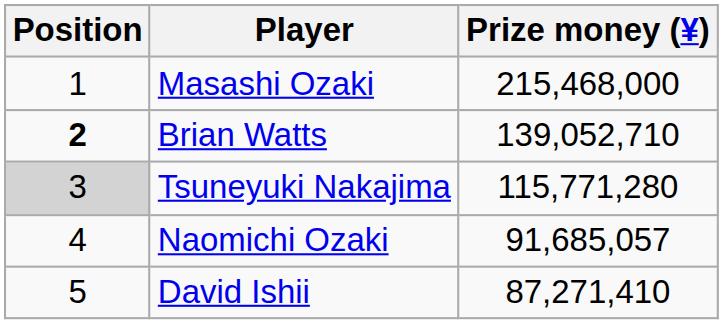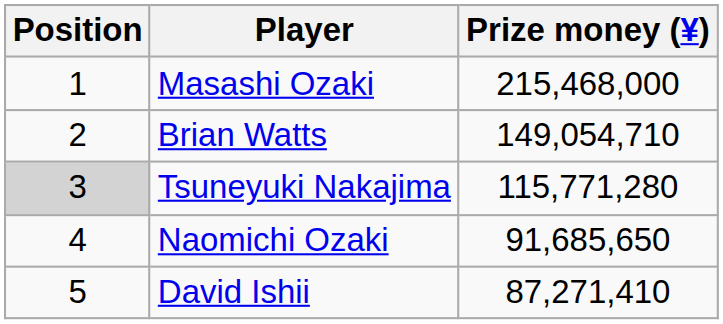(78, 135) bold -> (78, 135) normal
(588, 135) 139,052,710 -> (588, 135) 149,054,710
(588, 239) 91,685,057 -> (588, 239) 91,685,650
